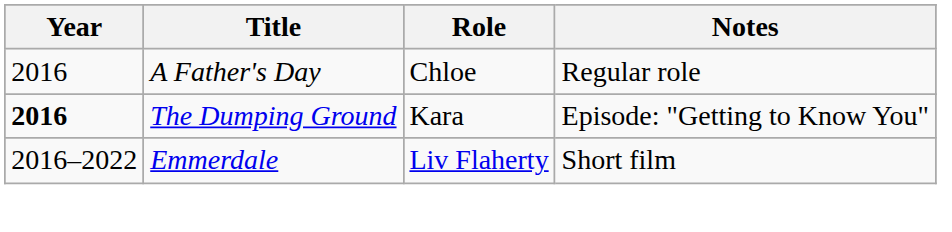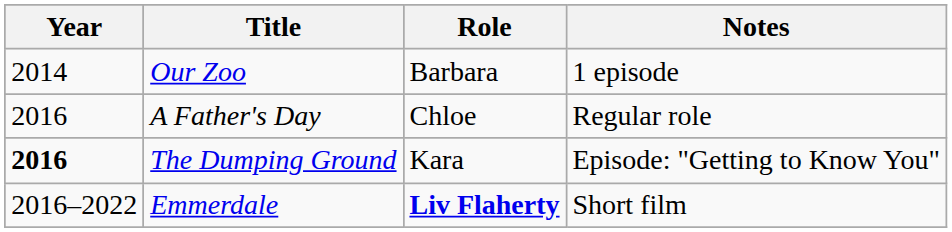+ row: (198, 71)
(479, 159) normal -> (484, 204) bold
